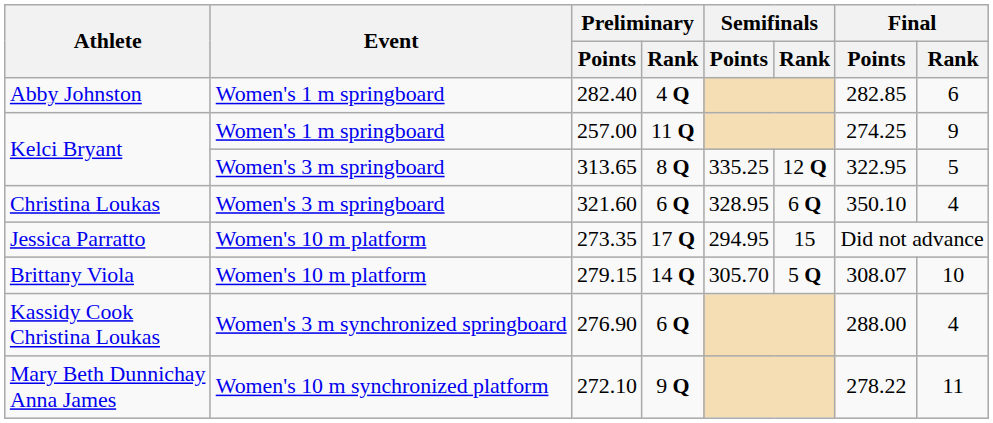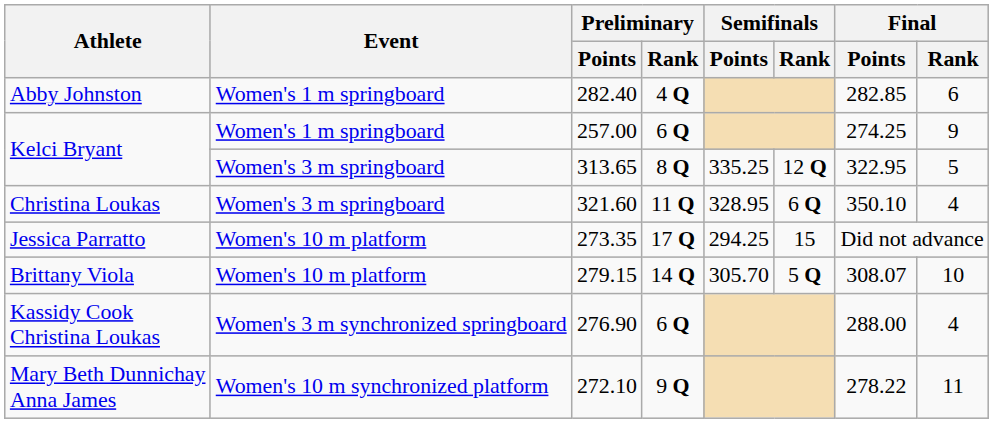(673, 131) 11 Q -> (673, 131) 6 Q
(673, 203) 6 Q -> (673, 203) 11 Q
(739, 239) 294.95 -> (739, 239) 294.25
